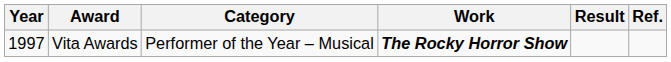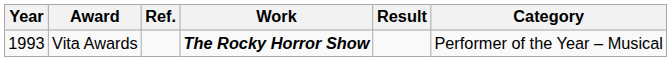columns swapped: (260, 17) <-> (648, 17)
(26, 43) 1997 -> (26, 43) 1993
